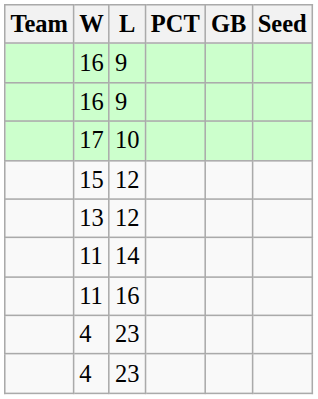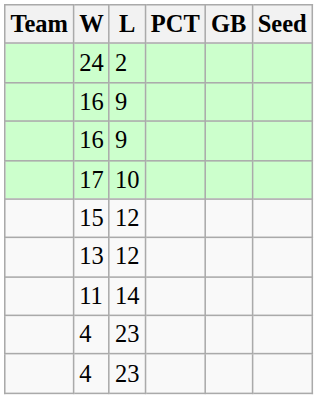+ row: (92, 62)
- row: (91, 295)
